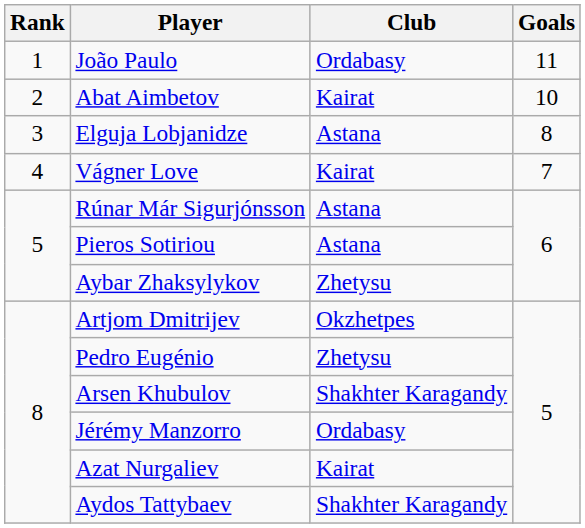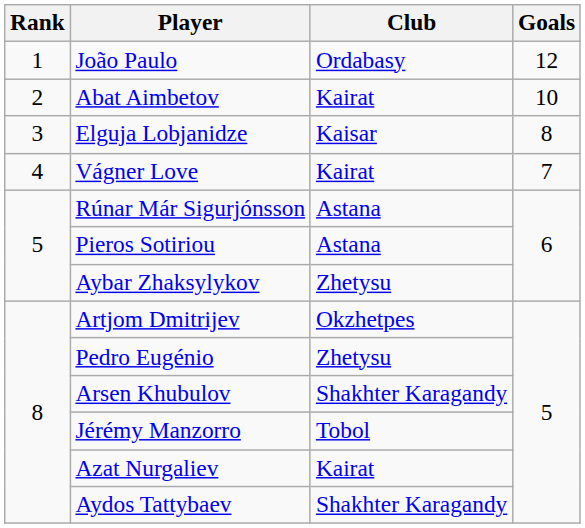(547, 60) 11 -> (547, 60) 12
(348, 134) Astana -> (346, 134) Kaisar
(361, 430) Ordabasy -> (343, 430) Tobol
